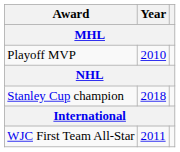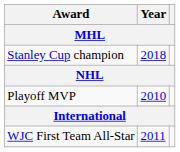rows swapped: (42, 55) <-> (66, 95)
